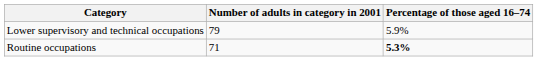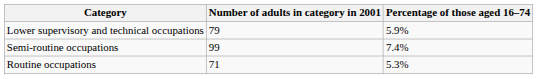+ row: (63, 47)
(398, 47) bold -> (397, 64) normal
